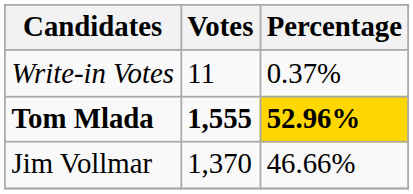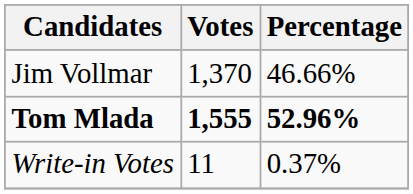rows swapped: (82, 164) <-> (93, 73)
(313, 118) gold background -> (313, 118) no background
